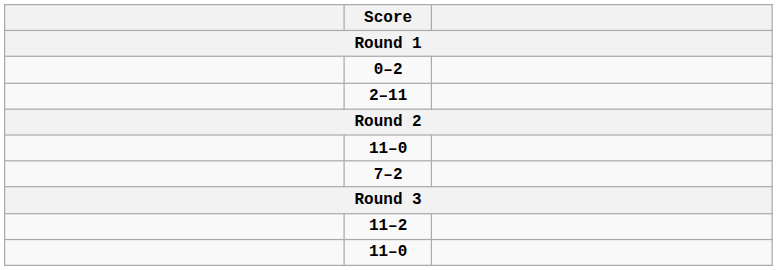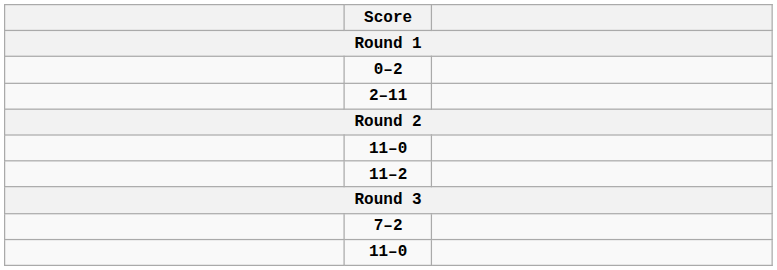rows swapped: (174, 174) <-> (174, 226)
